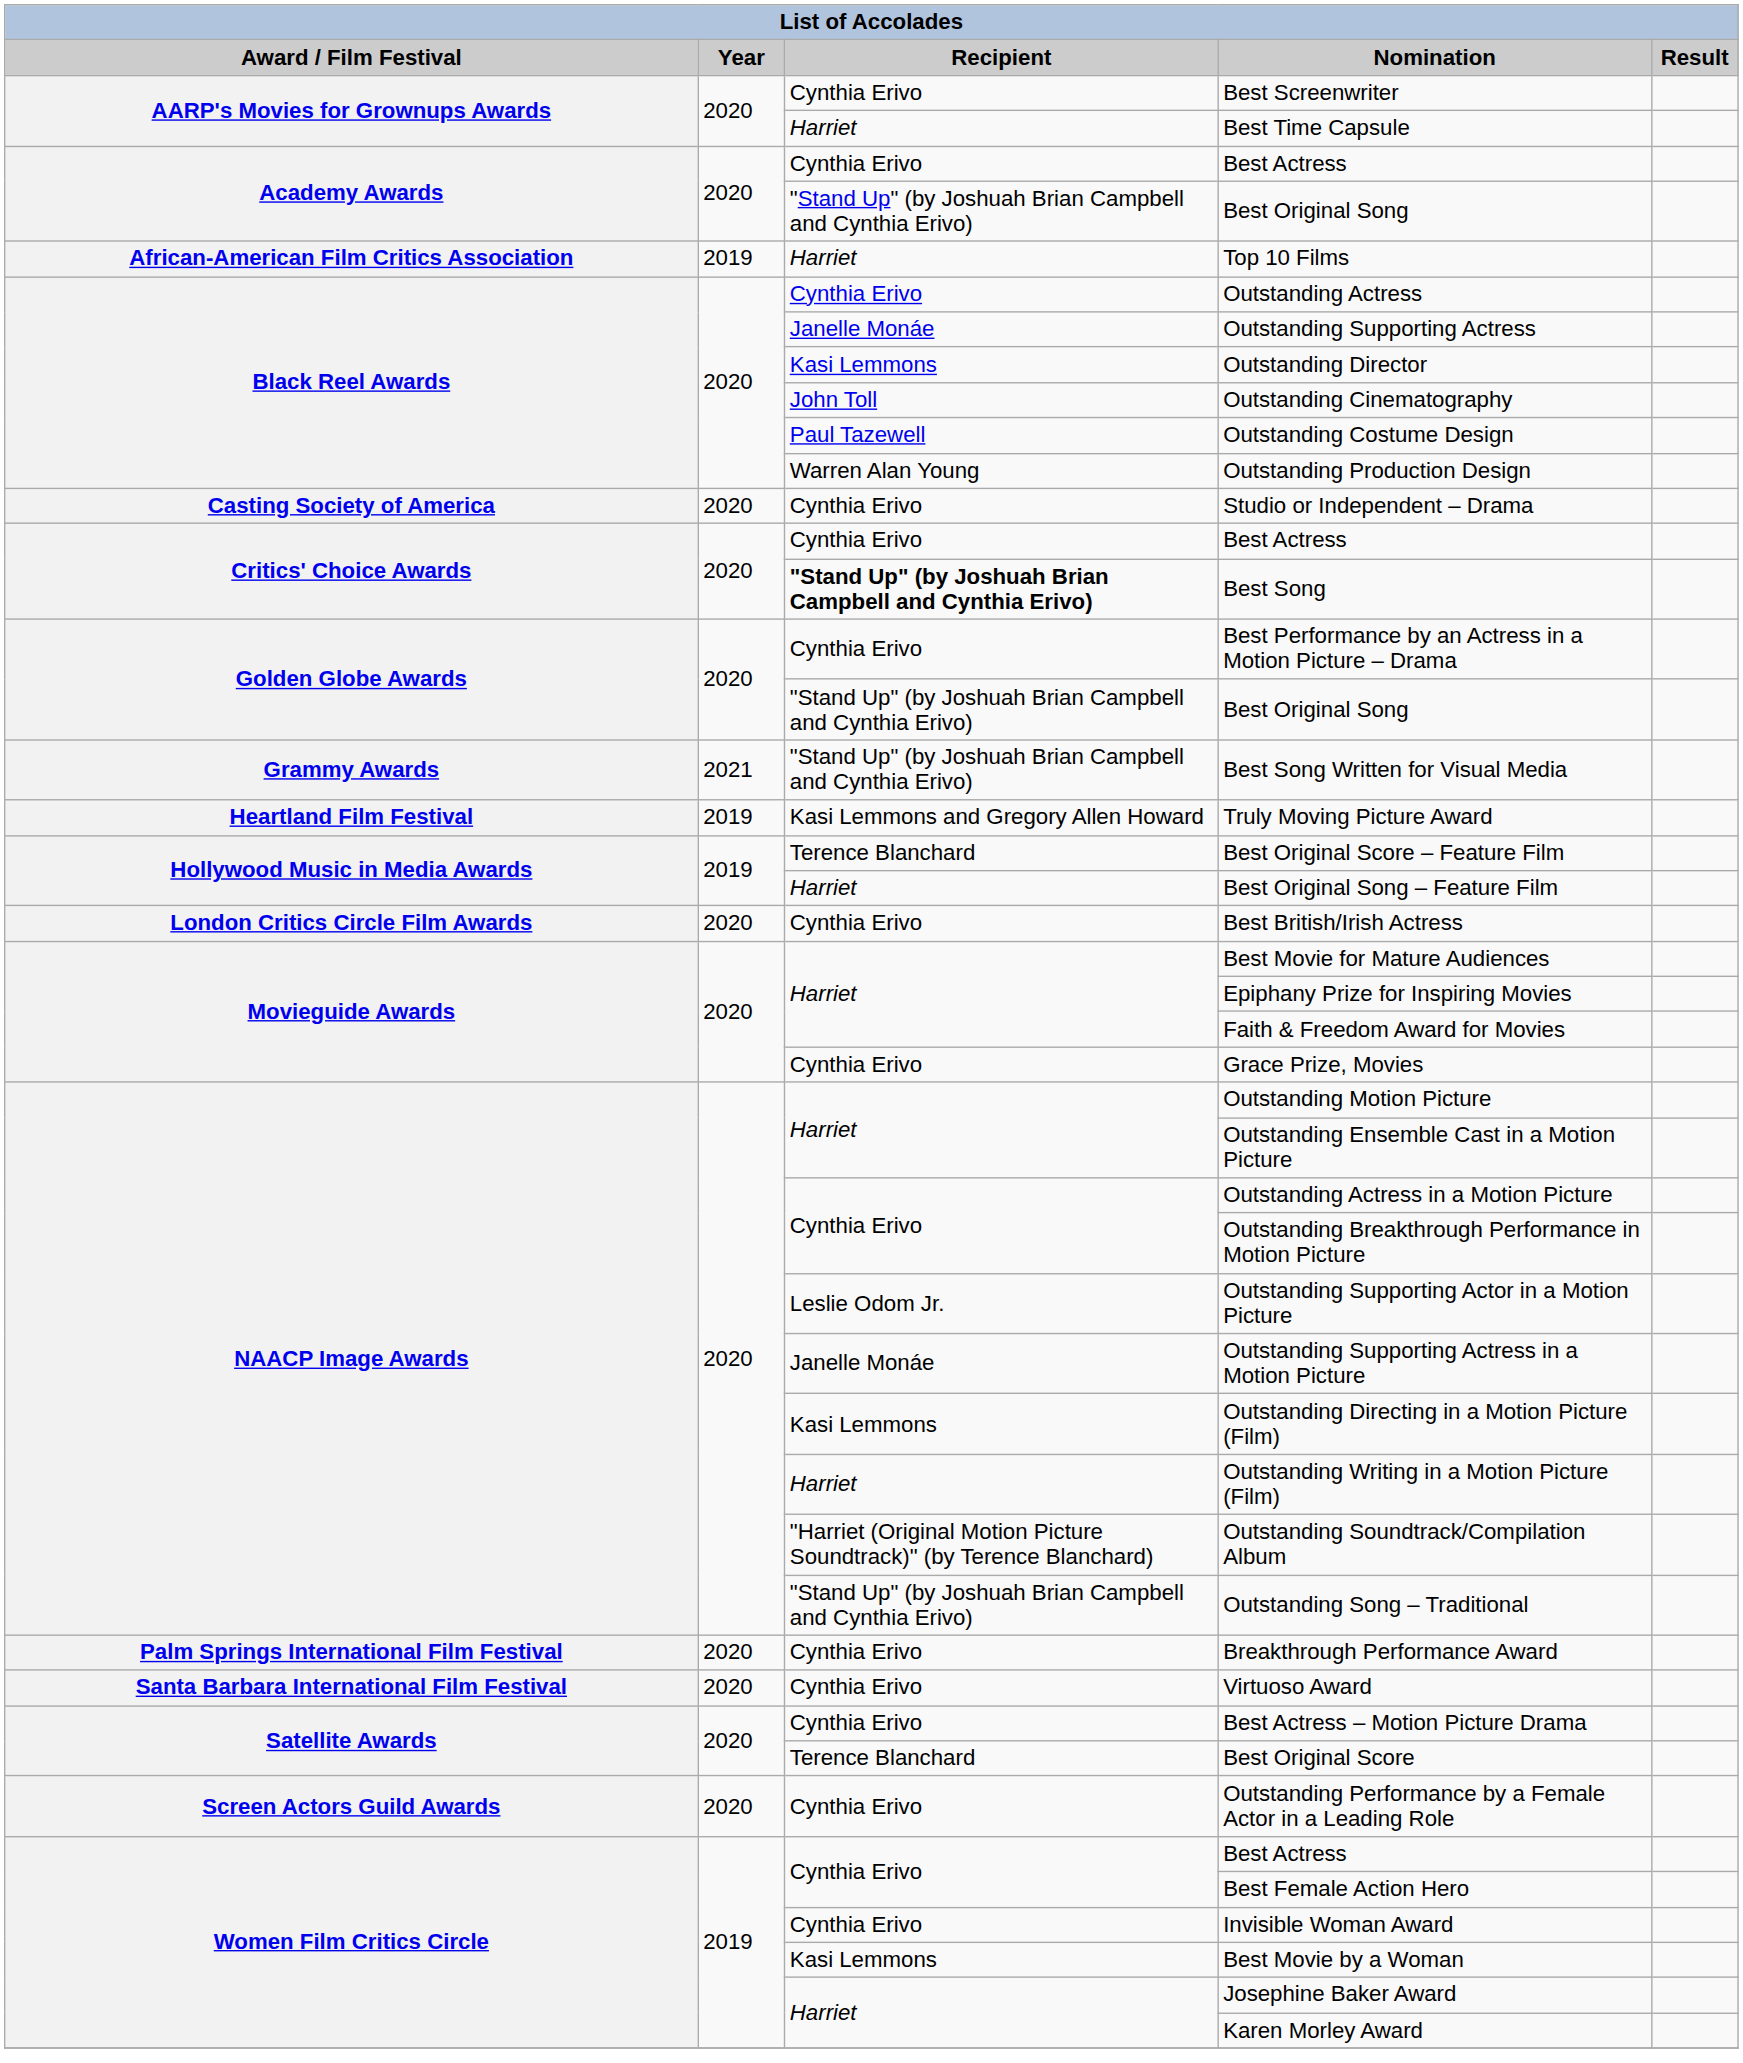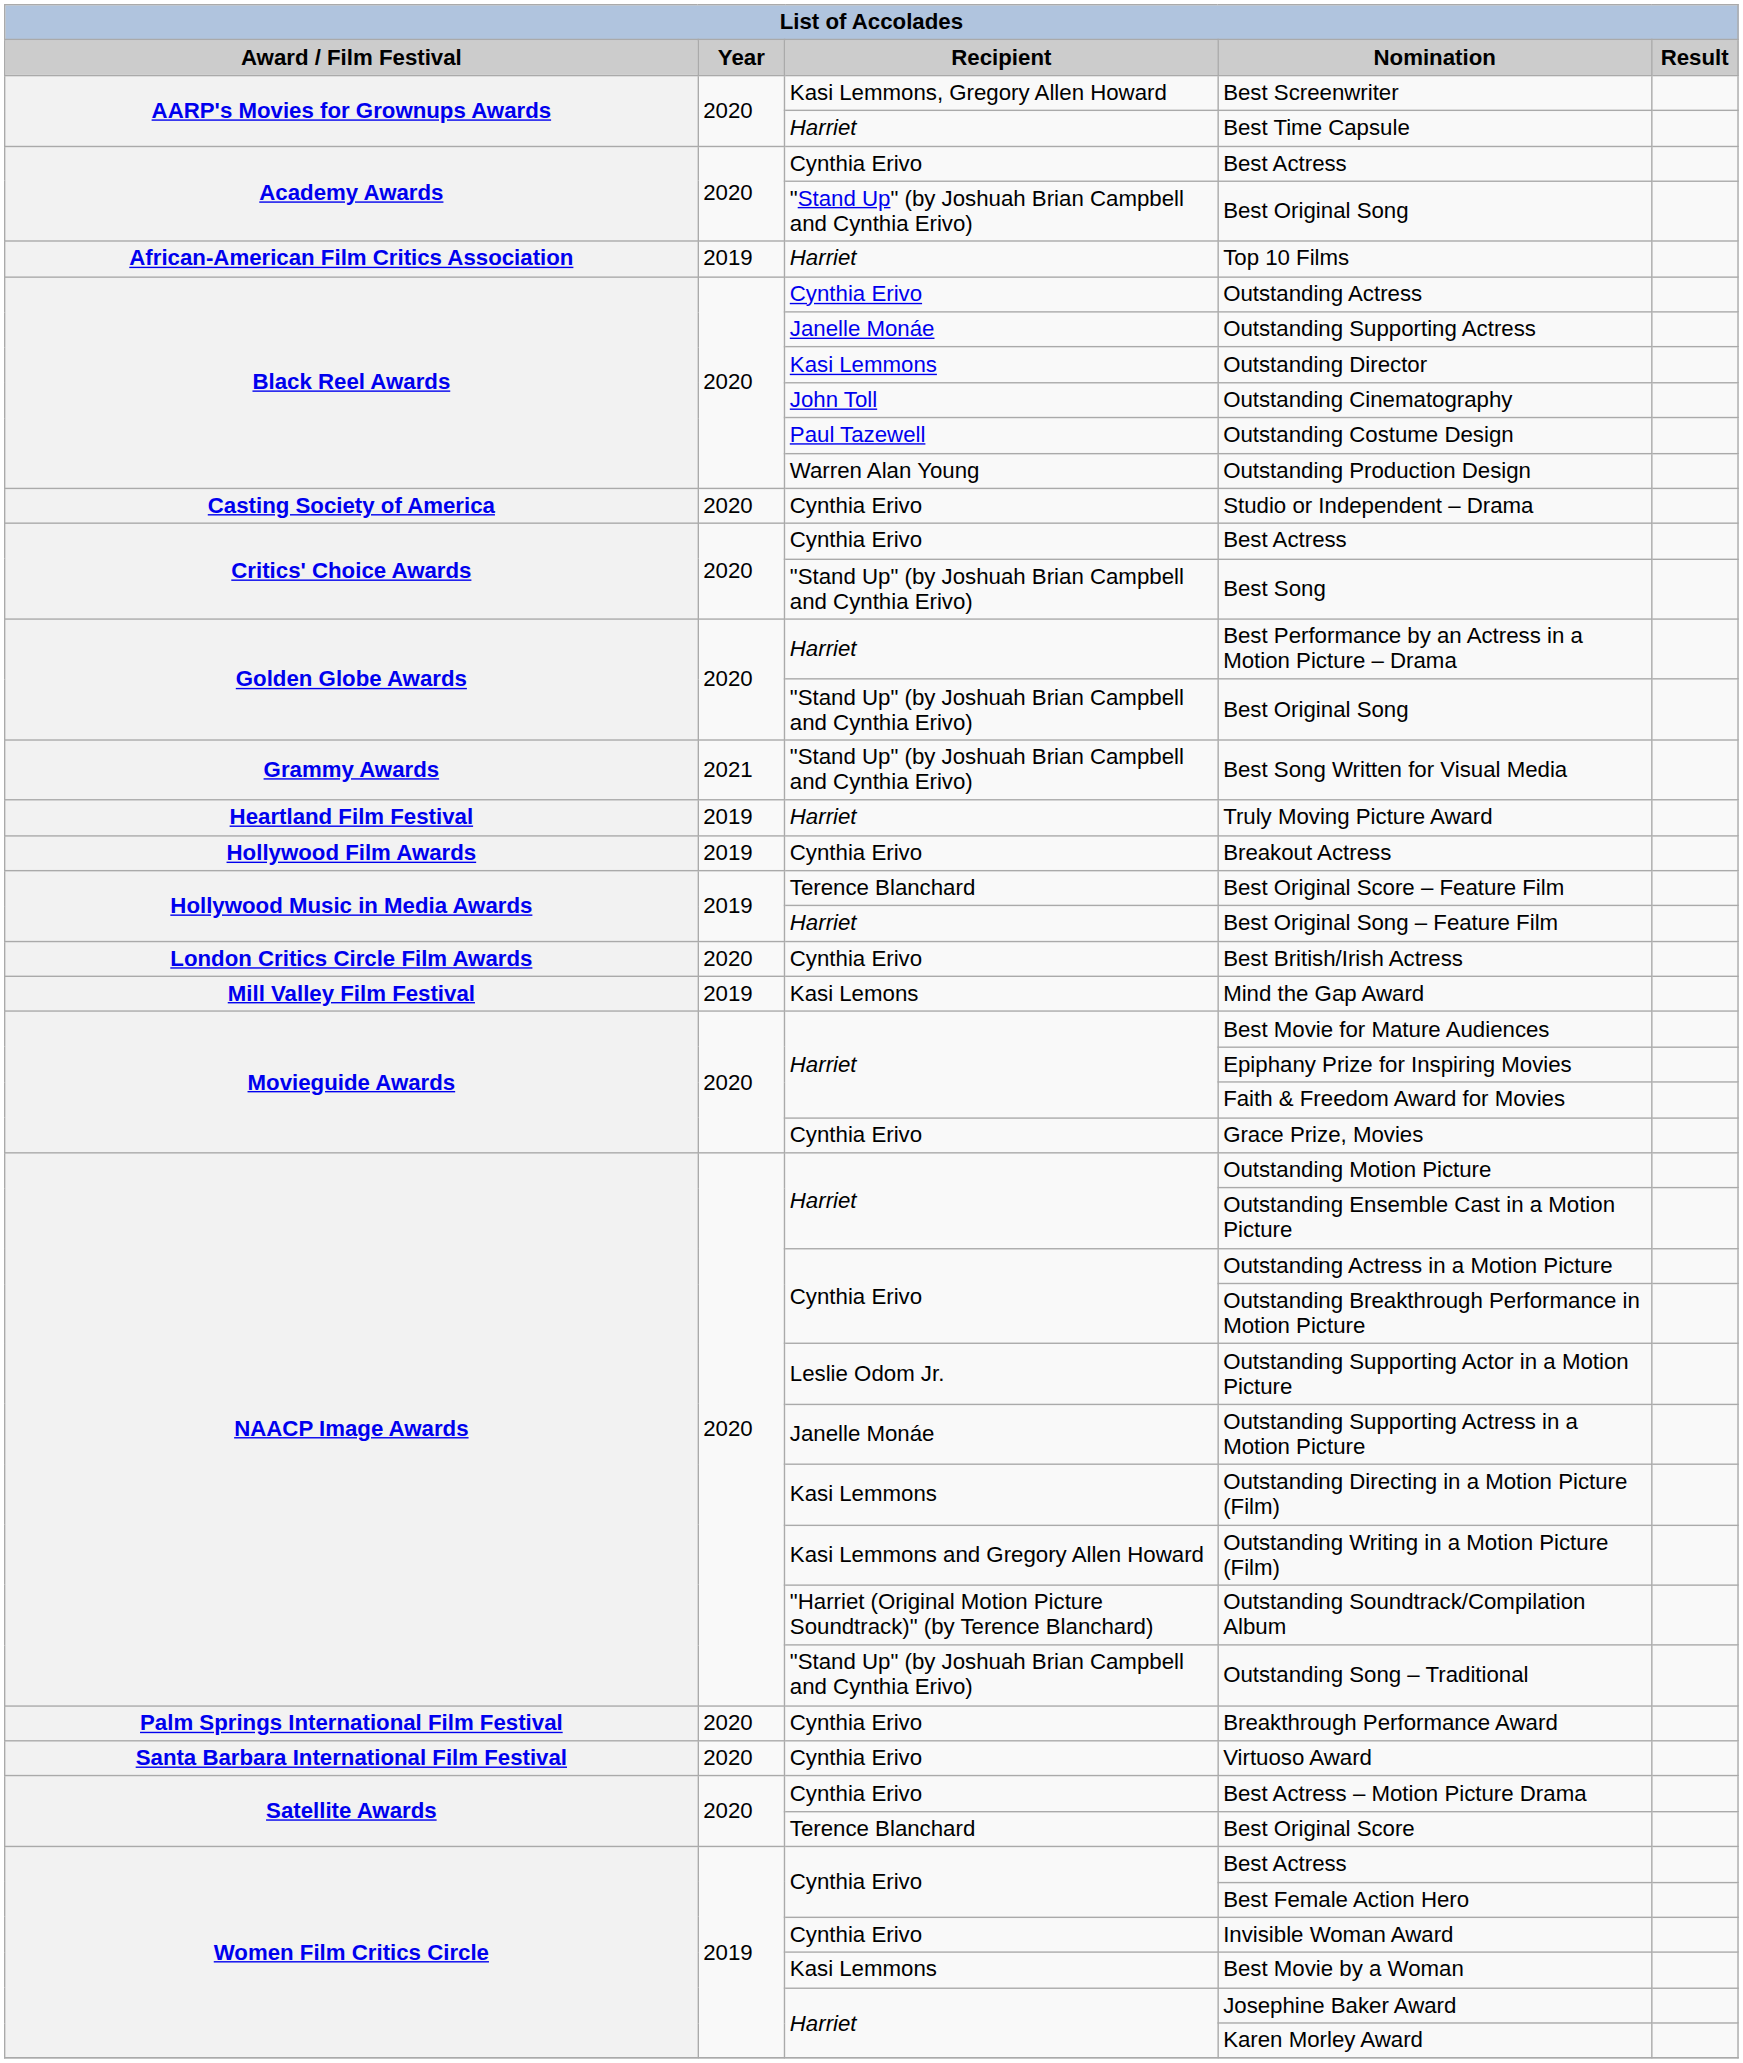(856, 92) Cynthia Erivo -> (978, 92) Kasi Lemmons, Gregory Allen Howard
(949, 588) bold -> (987, 588) normal
(856, 649) Cynthia Erivo -> (823, 649) Harriet
(997, 817) Kasi Lemmons and Gregory Allen Howard -> (823, 817) Harriet
+ row: (351, 852)
+ row: (351, 993)
(823, 1484) Harriet -> (997, 1554) Kasi Lemmons and Gregory Allen Howard
- row: (351, 1806)
